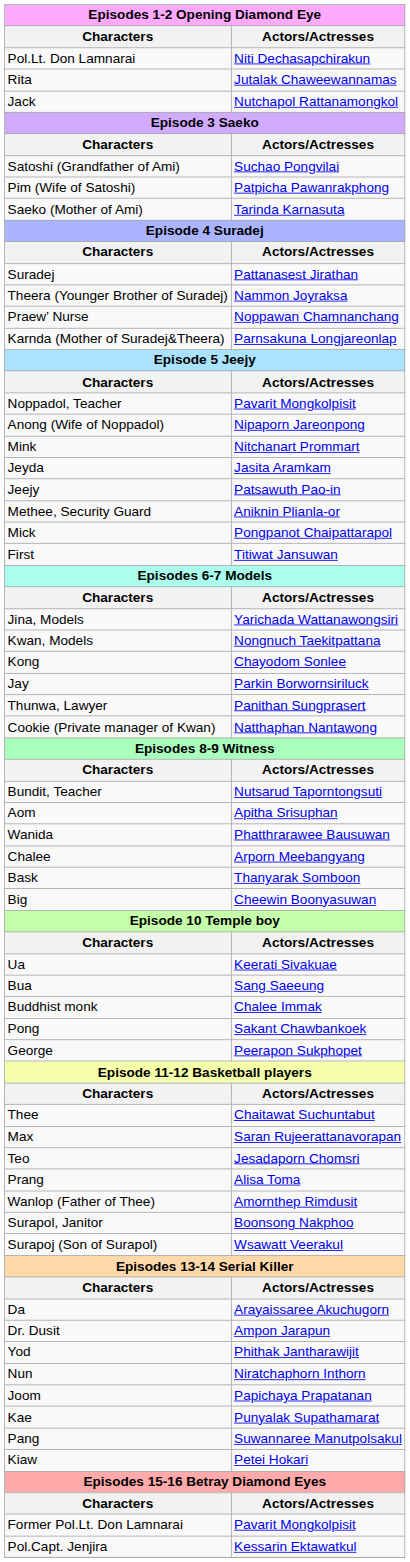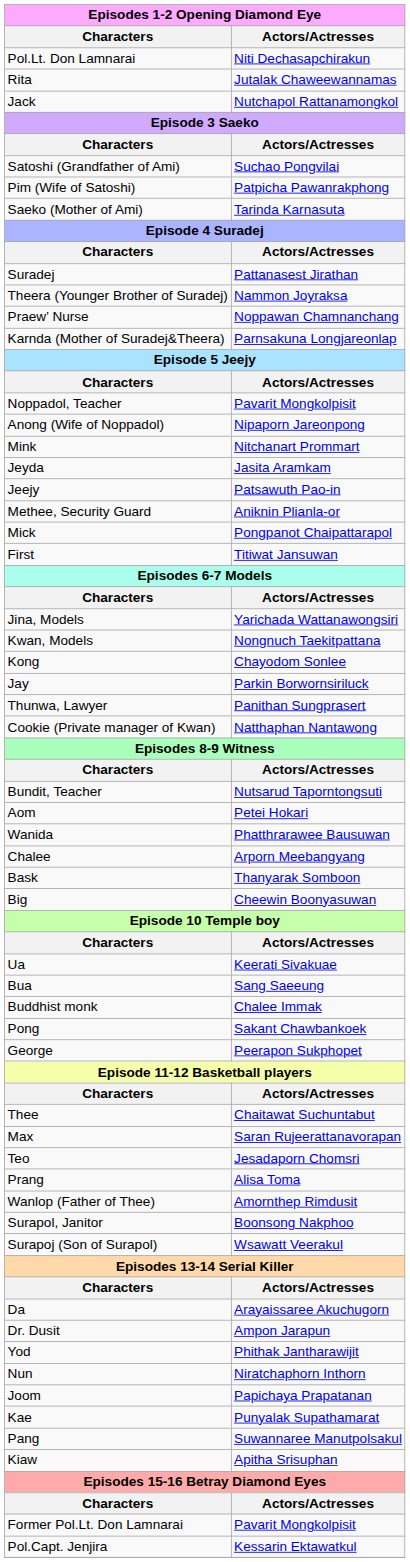(286, 813) Apitha Srisuphan -> (271, 813) Petei Hokari
(271, 1460) Petei Hokari -> (286, 1460) Apitha Srisuphan
